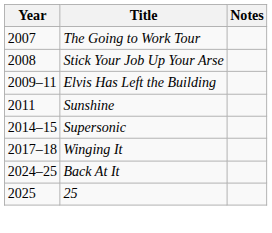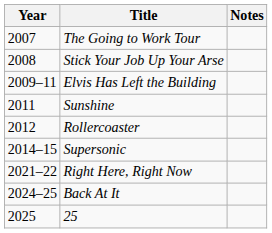+ row: (102, 127)
- row: (93, 149)
+ row: (128, 171)
